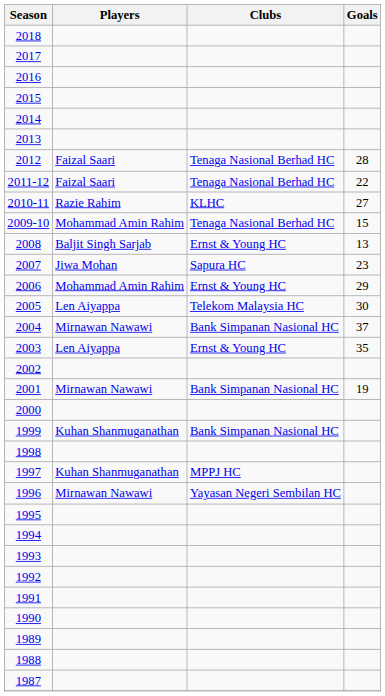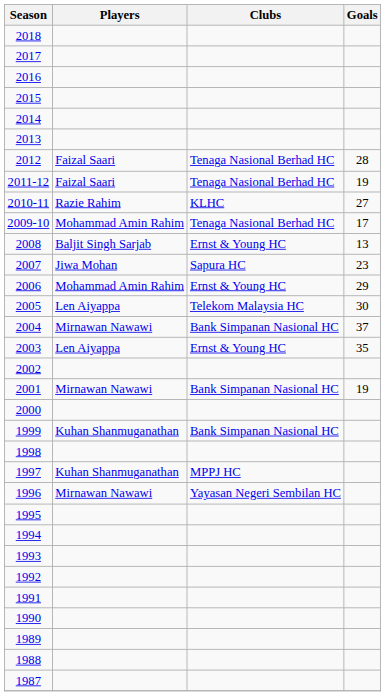(362, 181) 22 -> (362, 181) 19
(362, 223) 15 -> (362, 223) 17
